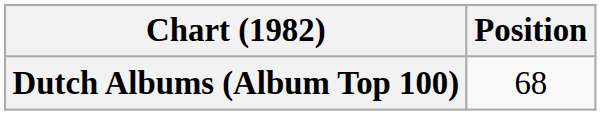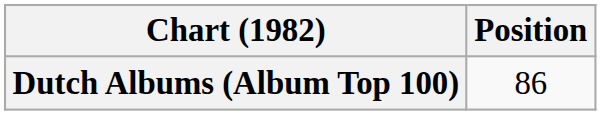(531, 82) 68 -> (531, 82) 86
